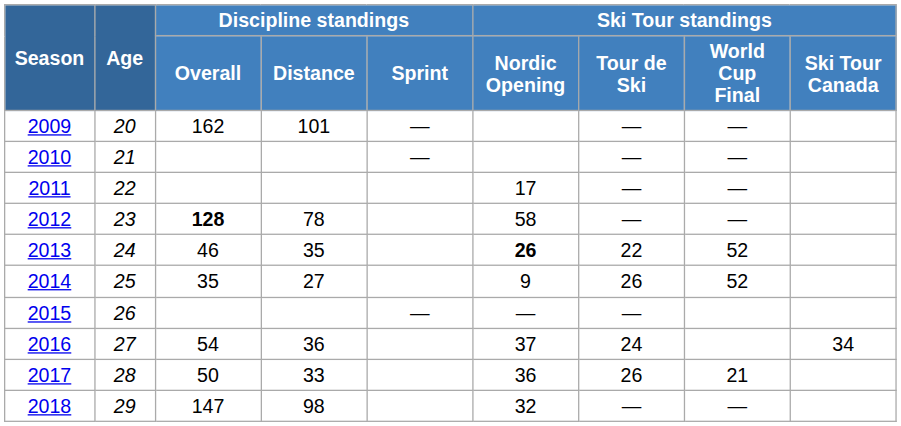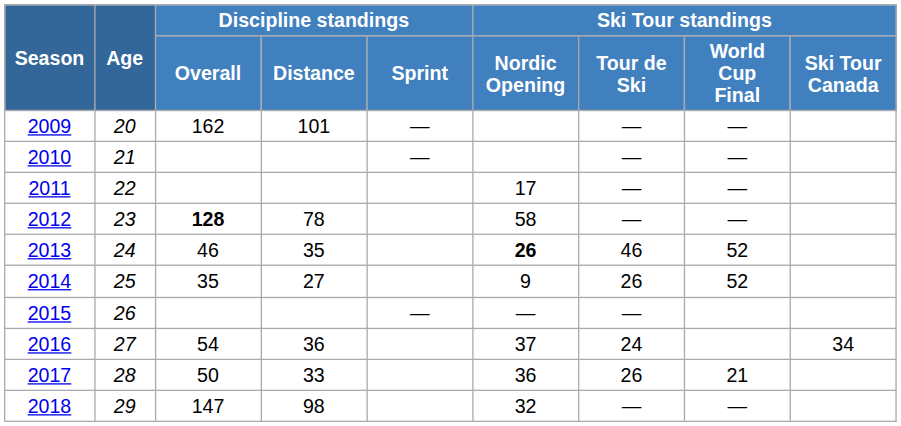(631, 250) 22 -> (631, 250) 46
